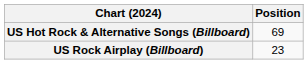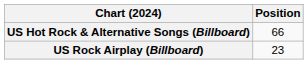(278, 31) 69 -> (278, 31) 66
